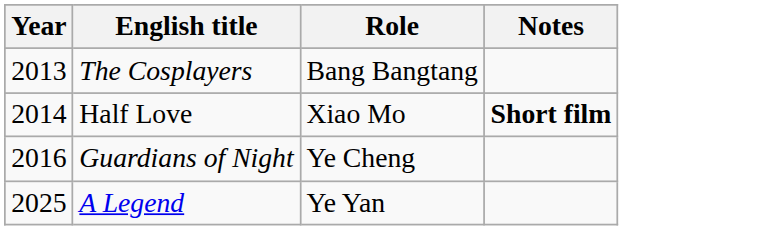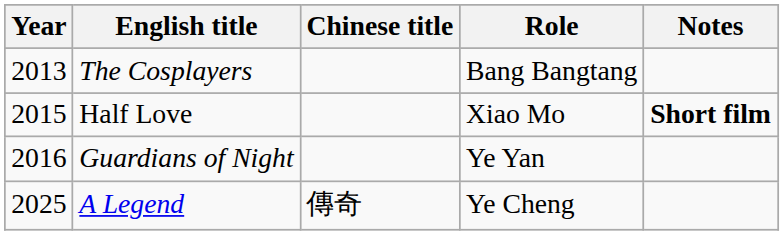+ column: (380, 26)
(39, 114) 2014 -> (39, 114) 2015
(361, 158) Ye Cheng -> (505, 158) Ye Yan
(346, 202) Ye Yan -> (520, 204) Ye Cheng
